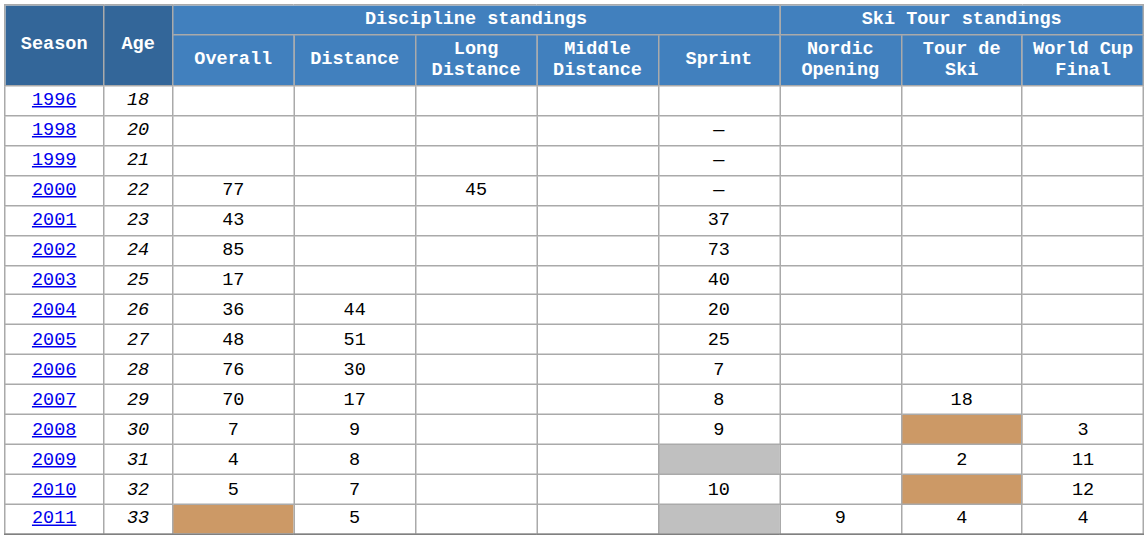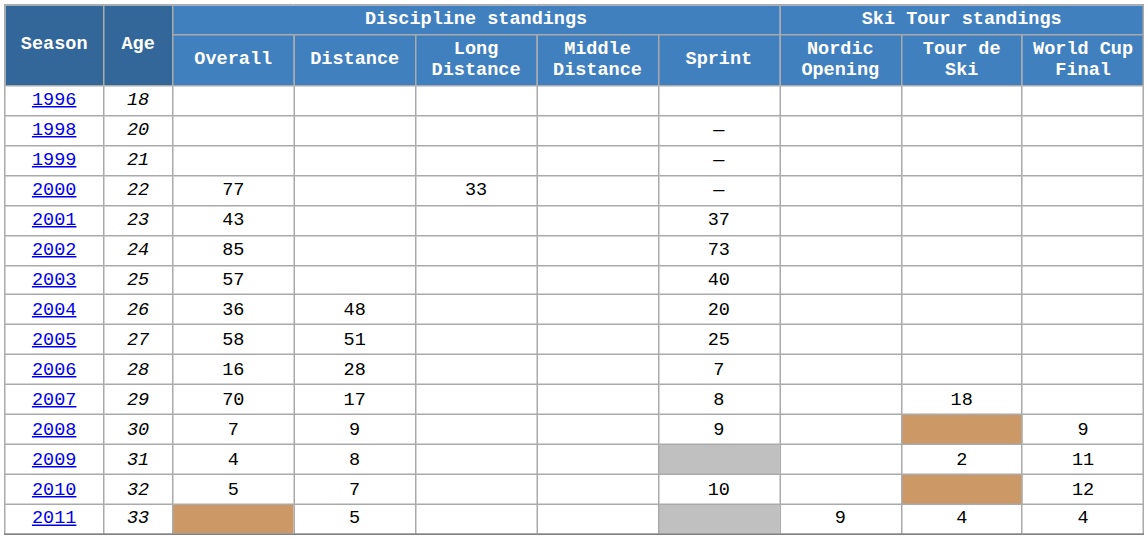(476, 191) 45 -> (476, 191) 33
(233, 280) 17 -> (233, 280) 57
(355, 310) 44 -> (355, 310) 48
(233, 340) 48 -> (233, 340) 58
(233, 370) 76 -> (233, 370) 16
(355, 370) 30 -> (355, 370) 28
(1083, 430) 3 -> (1083, 430) 9
